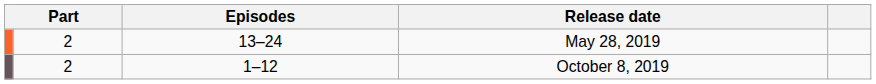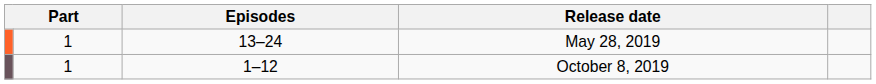(68, 41) 2 -> (68, 41) 1
(68, 66) 2 -> (68, 66) 1
